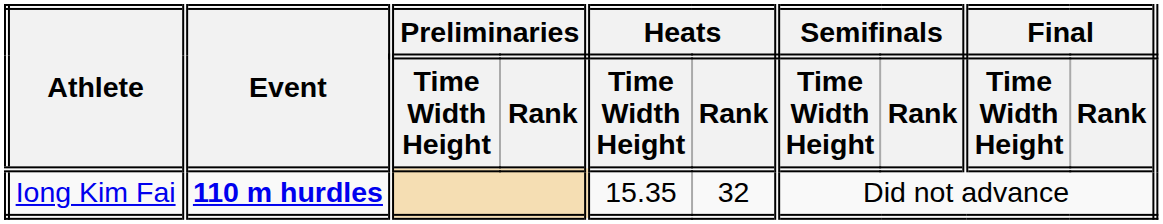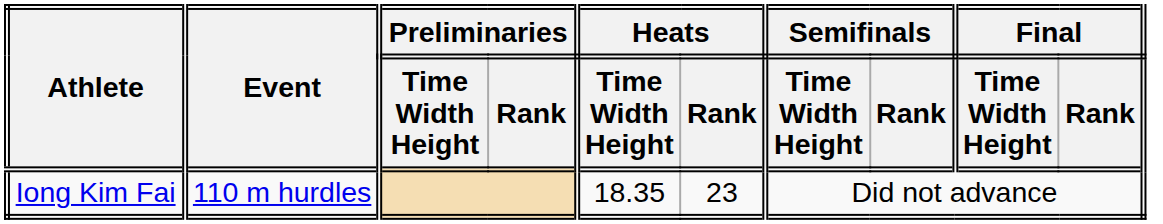(288, 193) bold -> (282, 193) normal
(641, 193) 15.35 -> (629, 193) 18.35
(733, 193) 32 -> (722, 193) 23
